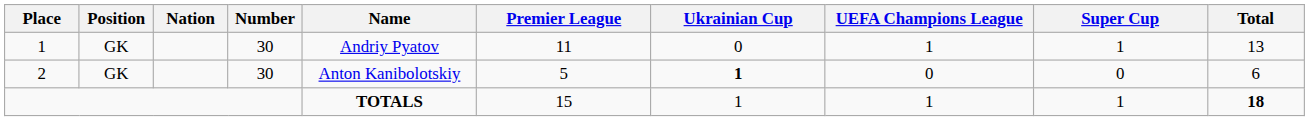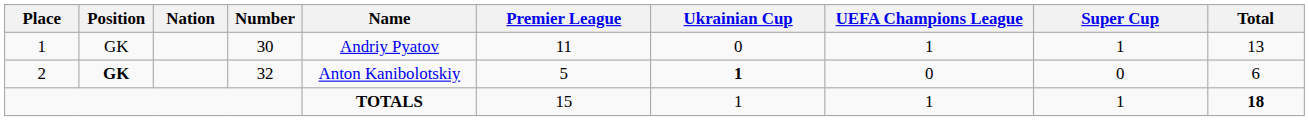(116, 74) normal -> (116, 74) bold
(265, 74) 30 -> (265, 74) 32
